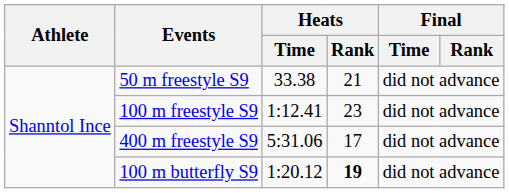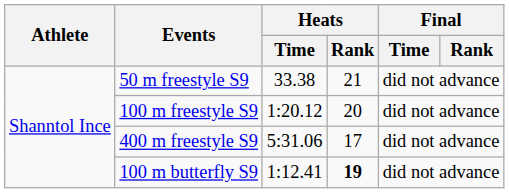(295, 111) 1:12.41 -> (295, 111) 1:20.12
(353, 111) 23 -> (353, 111) 20
(295, 172) 1:20.12 -> (295, 172) 1:12.41
